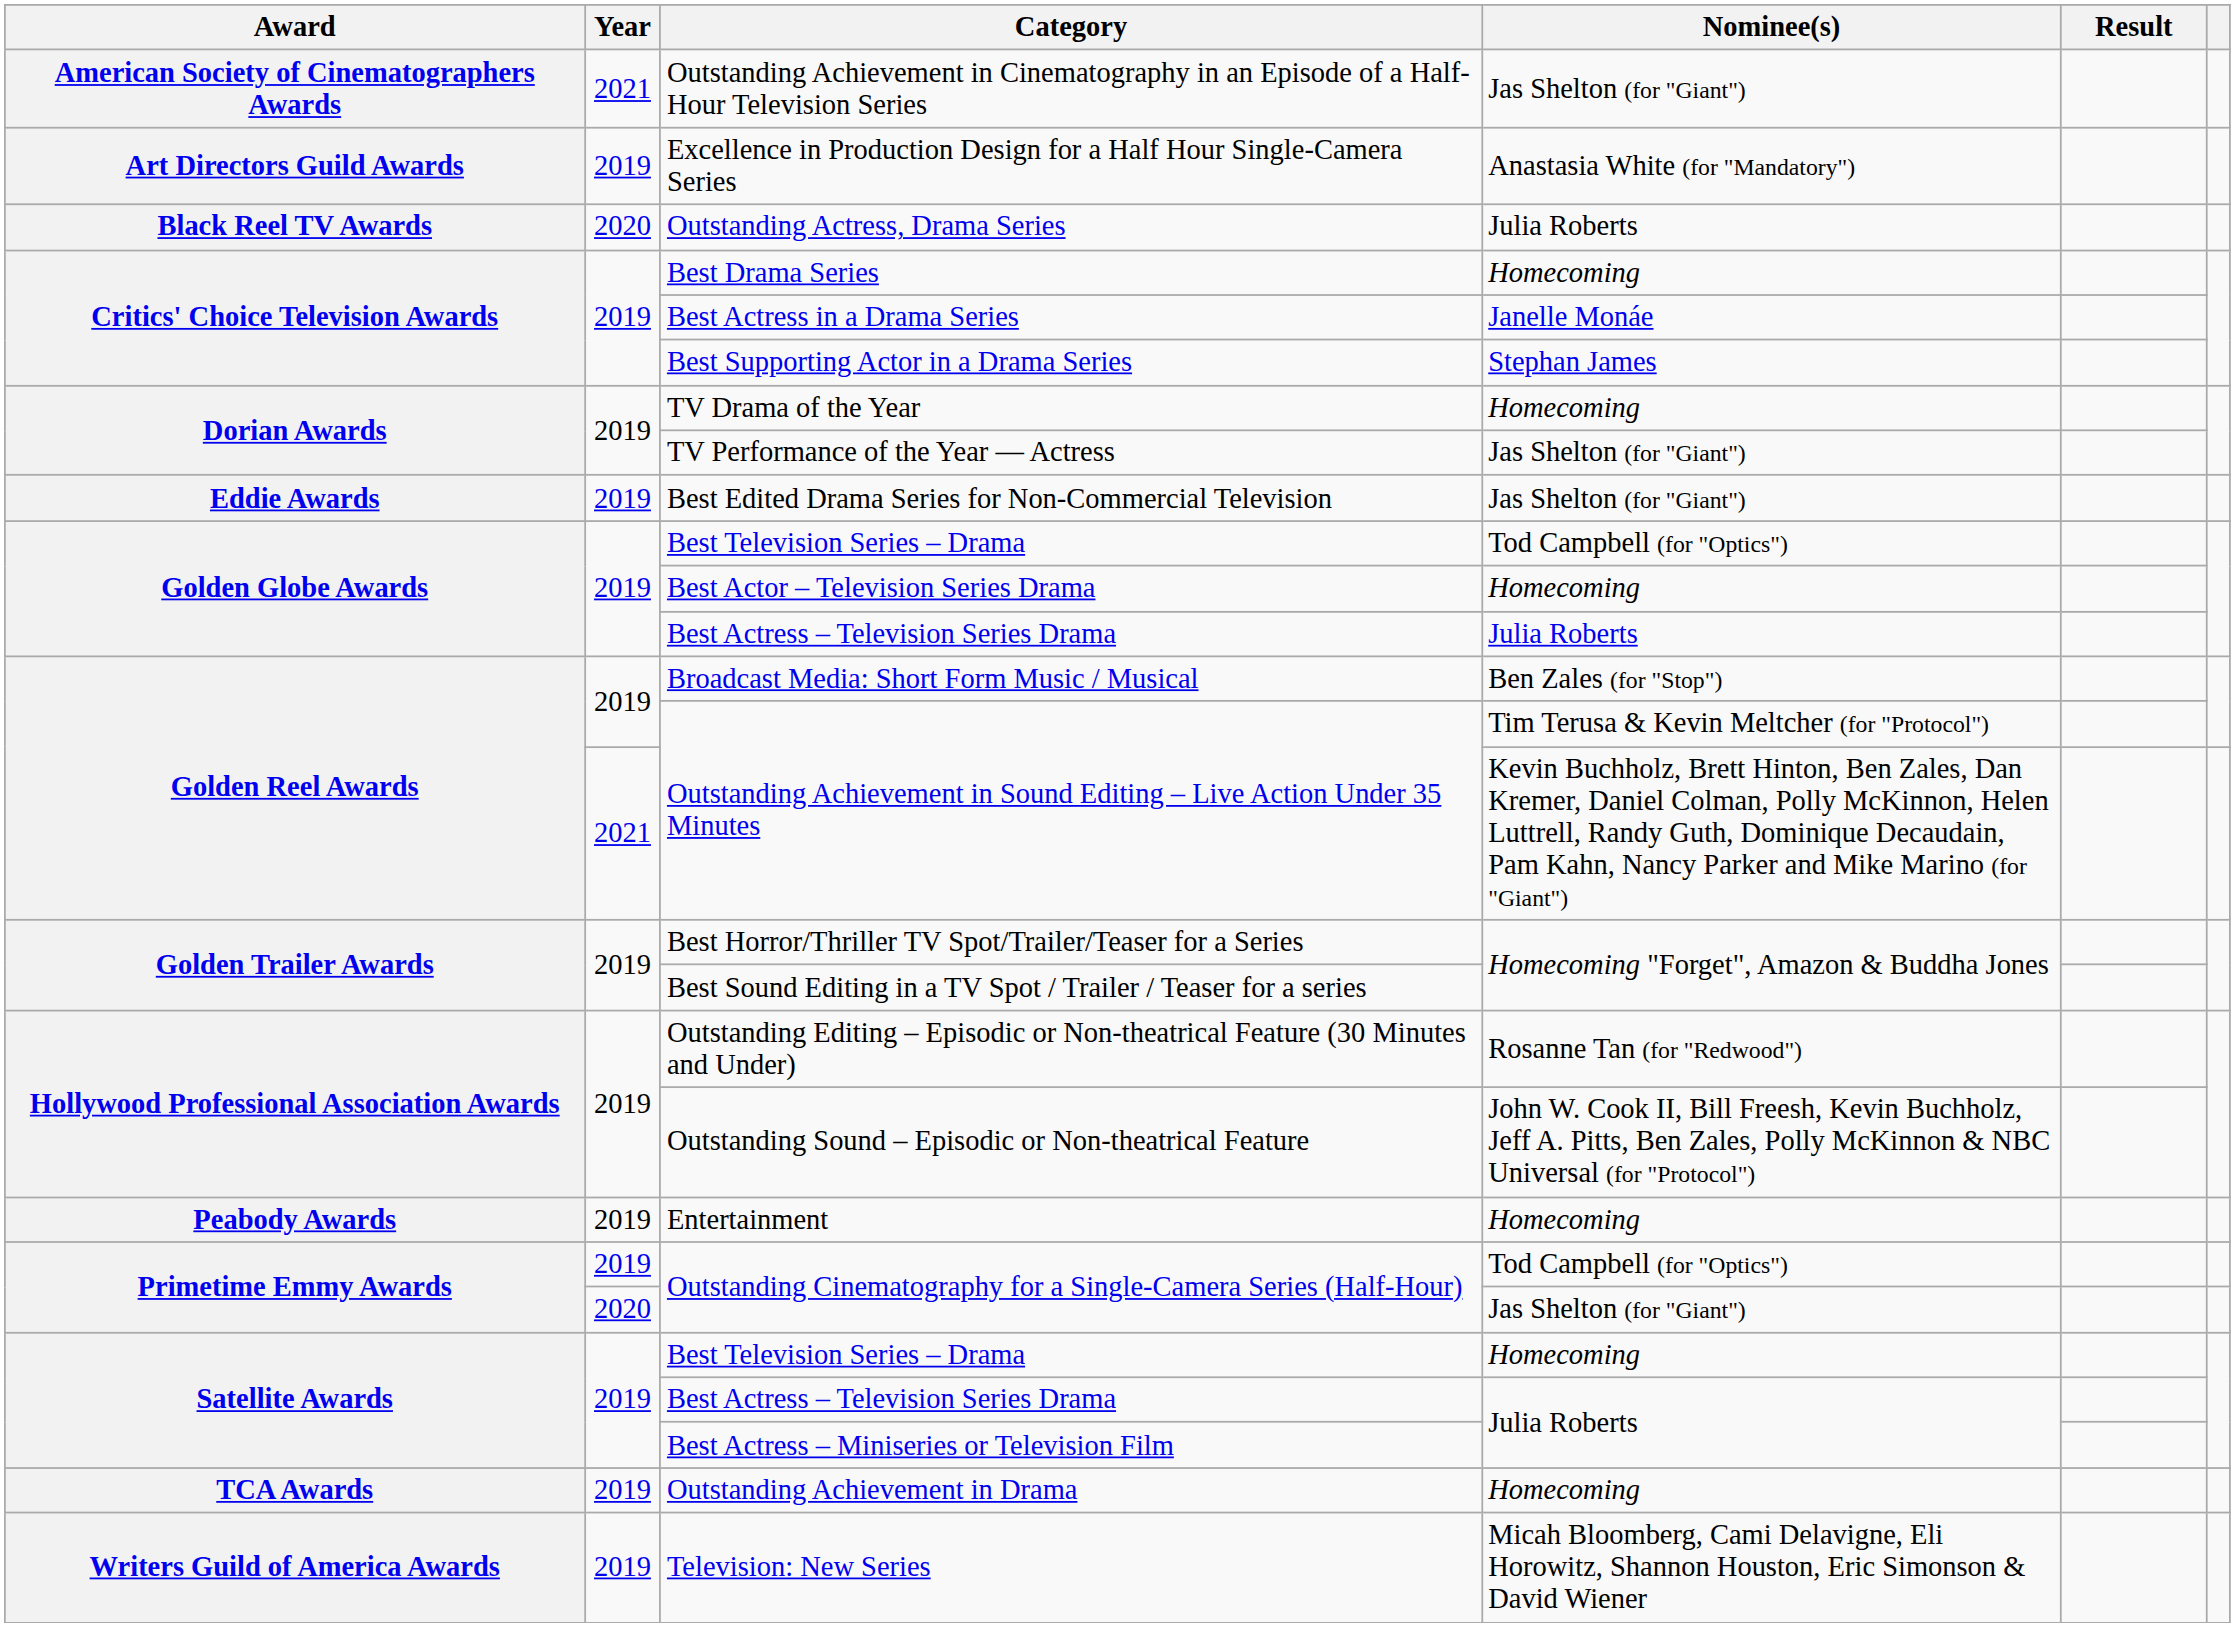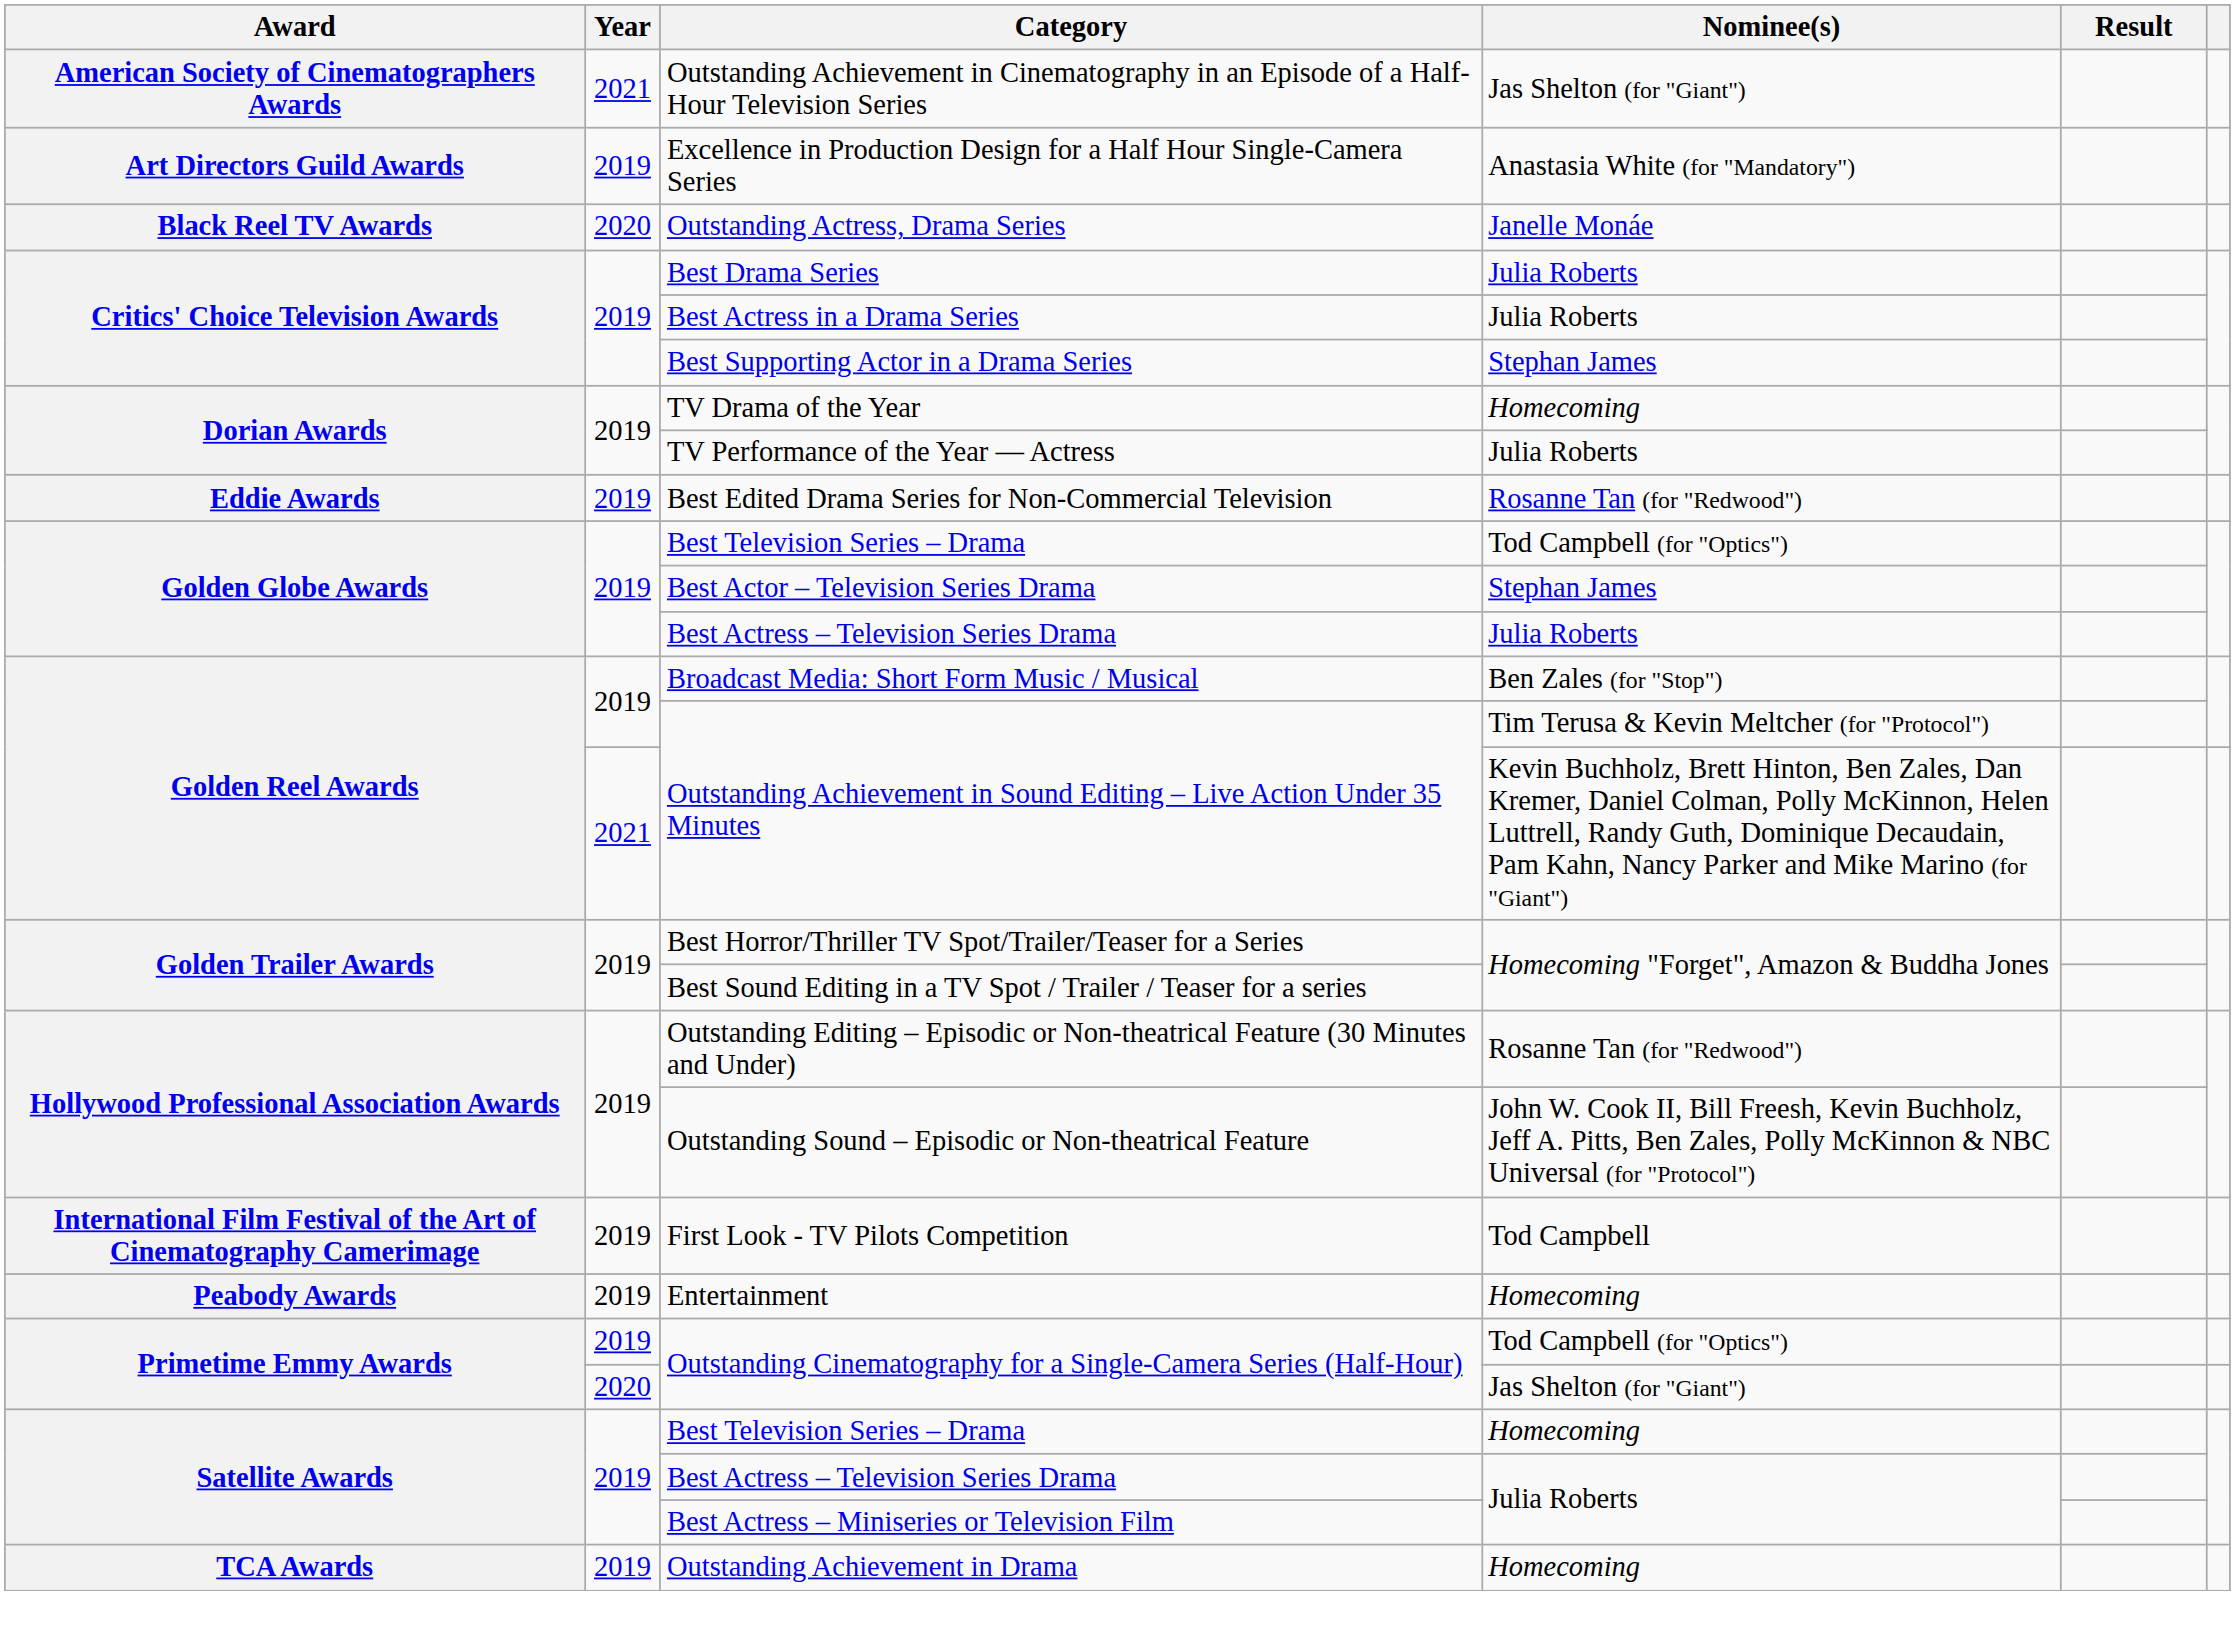(1563, 226) Julia Roberts -> (1571, 226) Janelle Monáe
(1564, 271) Homecoming -> (1563, 271) Julia Roberts
(1571, 317) Janelle Monáe -> (1563, 317) Julia Roberts
(1617, 452) Jas Shelton (for "Giant") -> (1563, 452) Julia Roberts
(1617, 497) Jas Shelton (for "Giant") -> (1645, 497) Rosanne Tan (for "Redwood")
(1564, 588) Homecoming -> (1572, 588) Stephan James
+ row: (295, 1234)
- row: (295, 1567)
